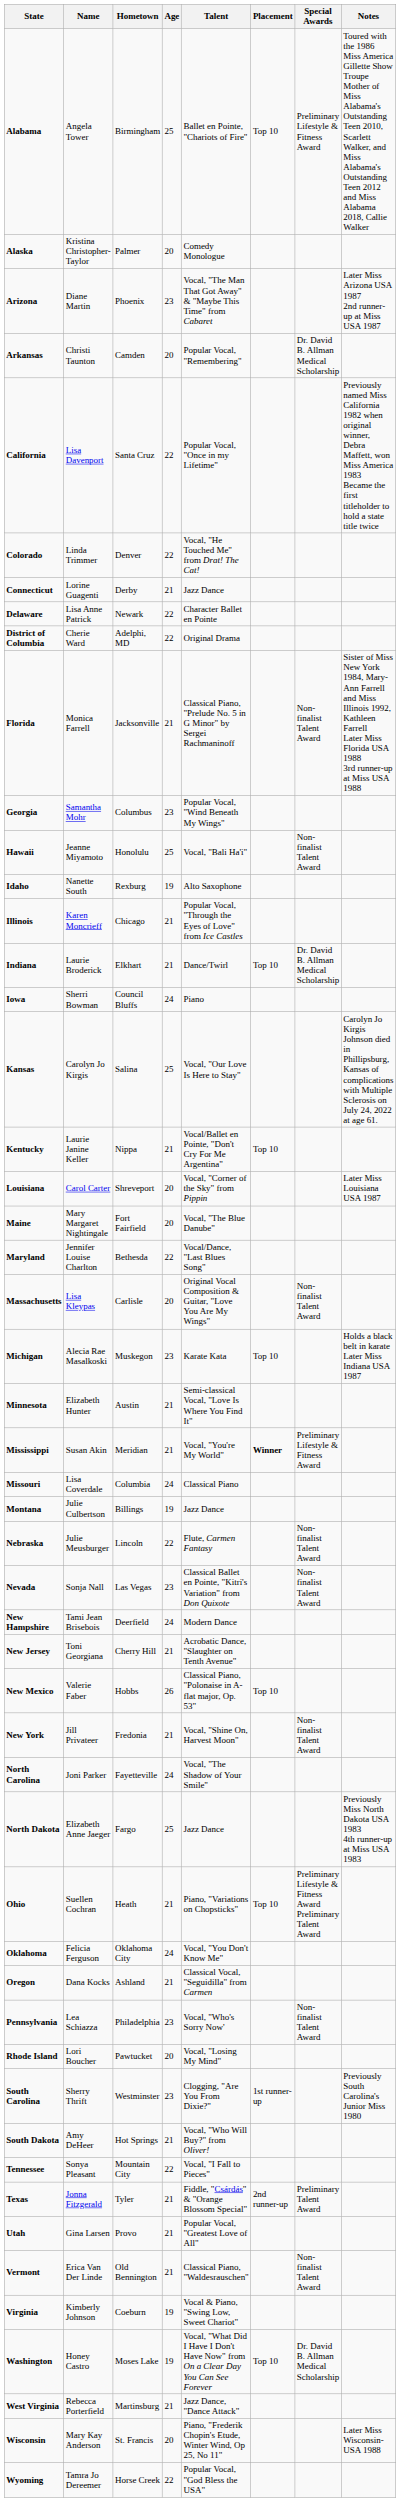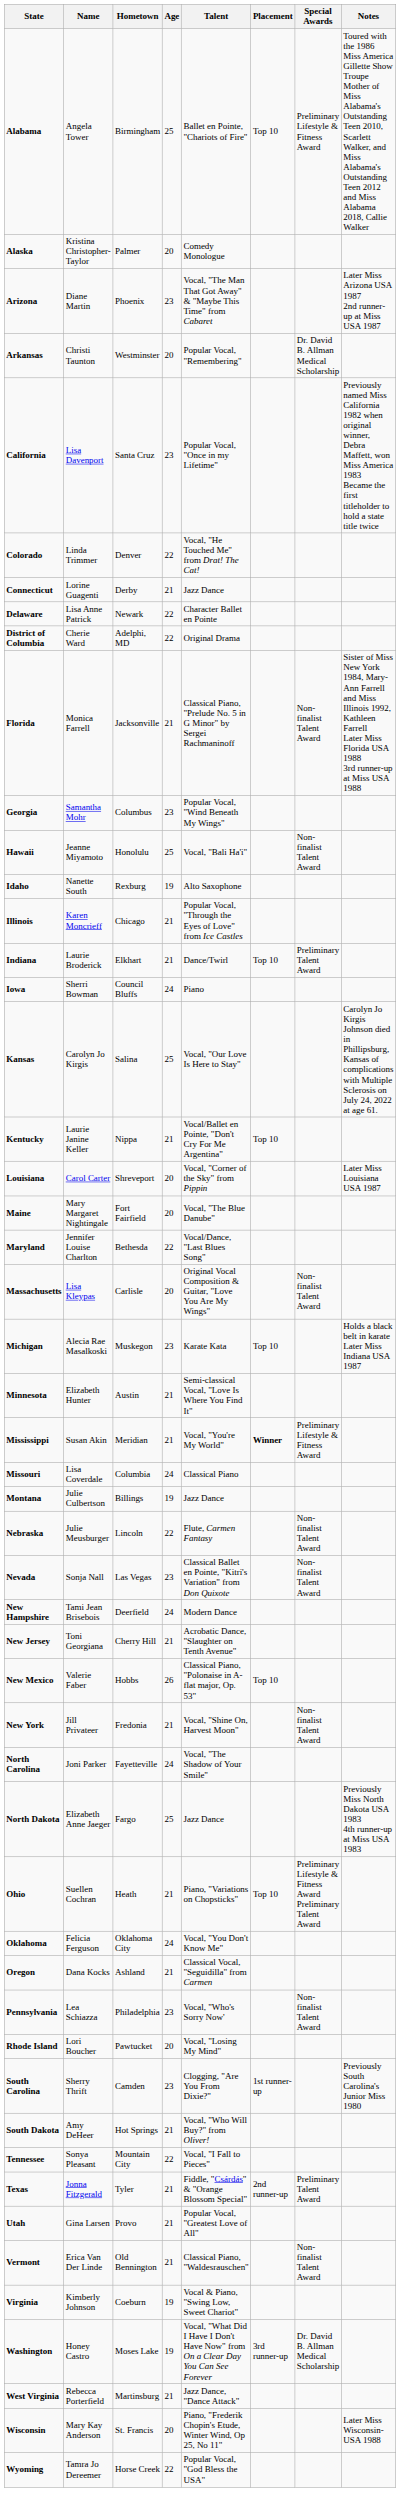(130, 355) Camden -> (137, 355) Westminster
(169, 455) 22 -> (169, 455) 23
(318, 965) Dr. David B. Allman Medical Scholarship -> (318, 960) Preliminary Talent Award
(137, 2096) Westminster -> (130, 2086) Camden
(265, 2361) Top 10 -> (270, 2351) 3rd runner-up
